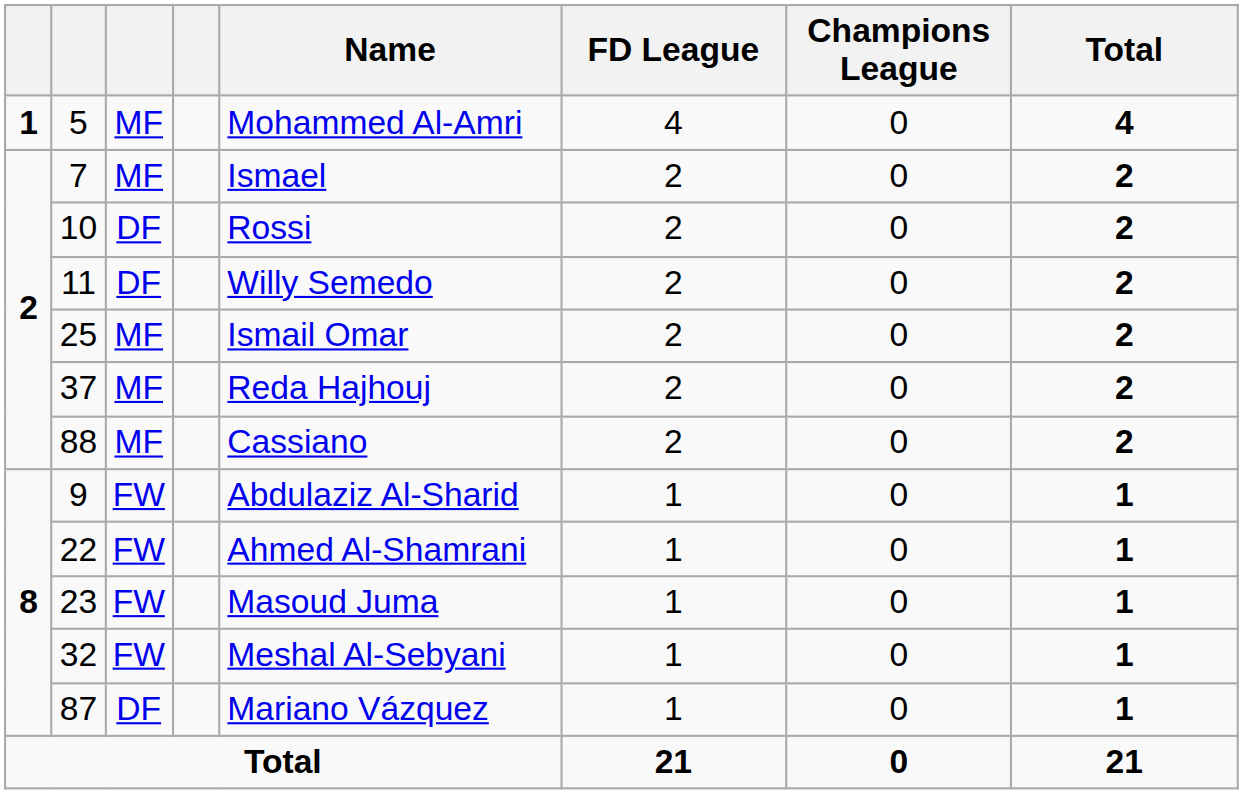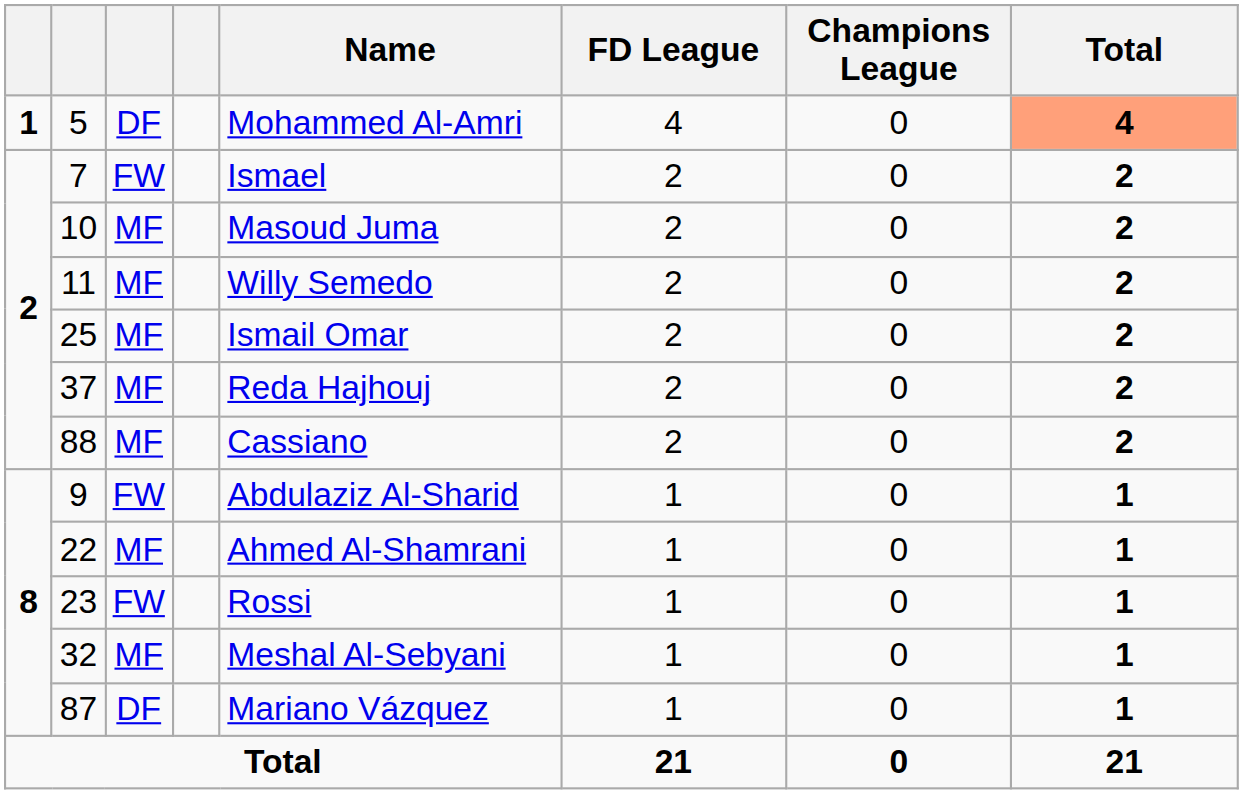(139, 122) MF -> (139, 122) DF
(1124, 122) no background -> (1124, 122) lightsalmon background
(139, 175) MF -> (139, 175) FW
(139, 228) DF -> (139, 228) MF
(269, 228) Rossi -> (333, 228) Masoud Juma
(139, 282) DF -> (139, 282) MF
(139, 548) FW -> (139, 548) MF
(333, 601) Masoud Juma -> (269, 601) Rossi
(139, 655) FW -> (139, 655) MF
